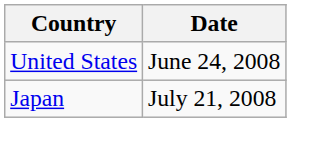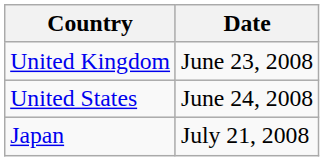+ row: (90, 60)
